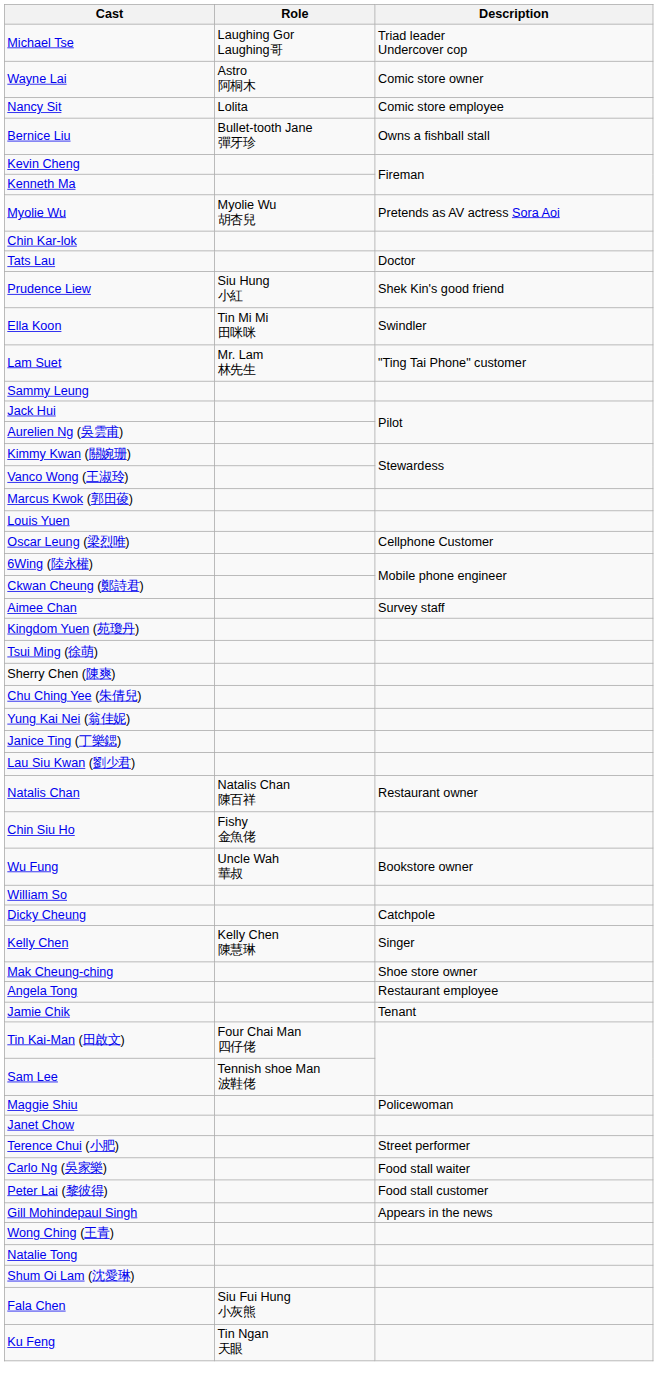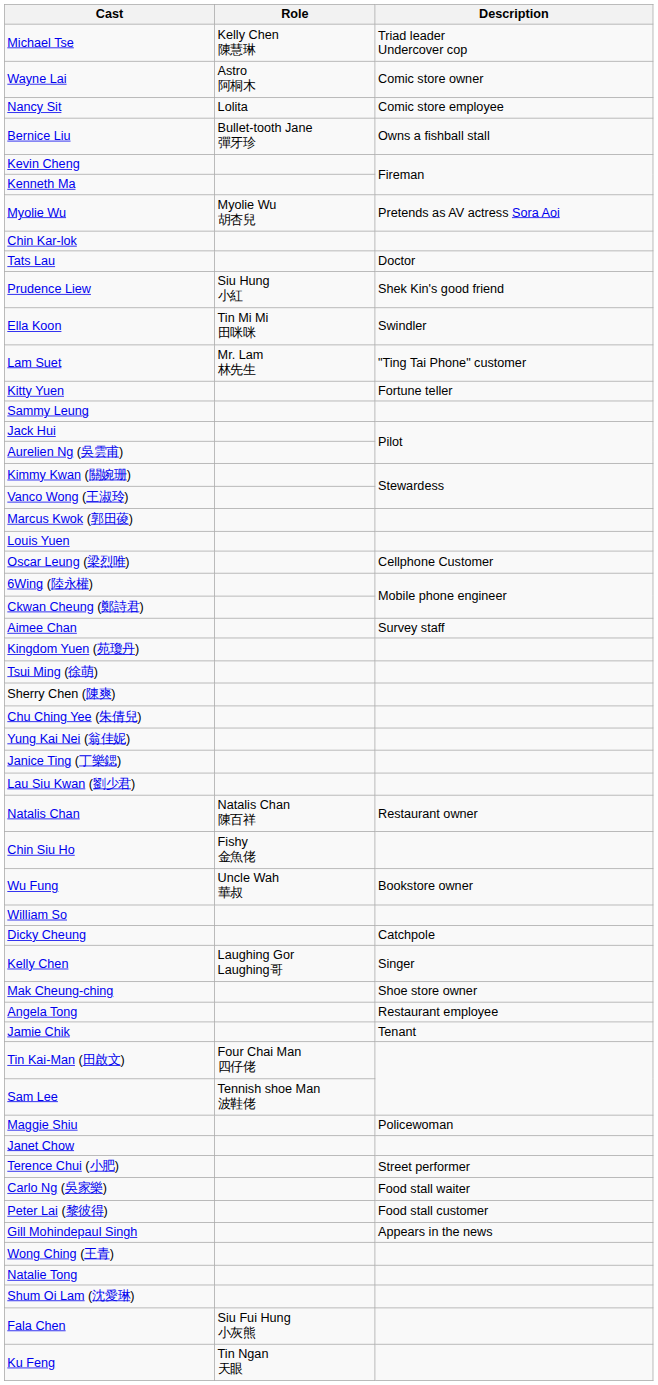(256, 42) Laughing Gor Laughing哥 -> (248, 42) Kelly Chen 陳慧琳
+ row: (36, 391)
(248, 942) Kelly Chen 陳慧琳 -> (256, 962) Laughing Gor Laughing哥
